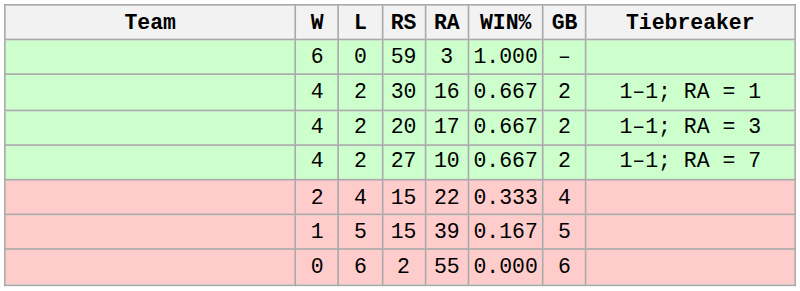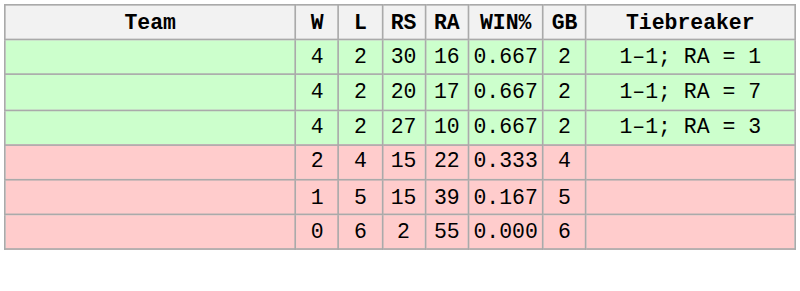- row: (317, 57)
(690, 127) 1–1; RA = 3 -> (690, 92) 1–1; RA = 7
(690, 162) 1–1; RA = 7 -> (690, 127) 1–1; RA = 3
